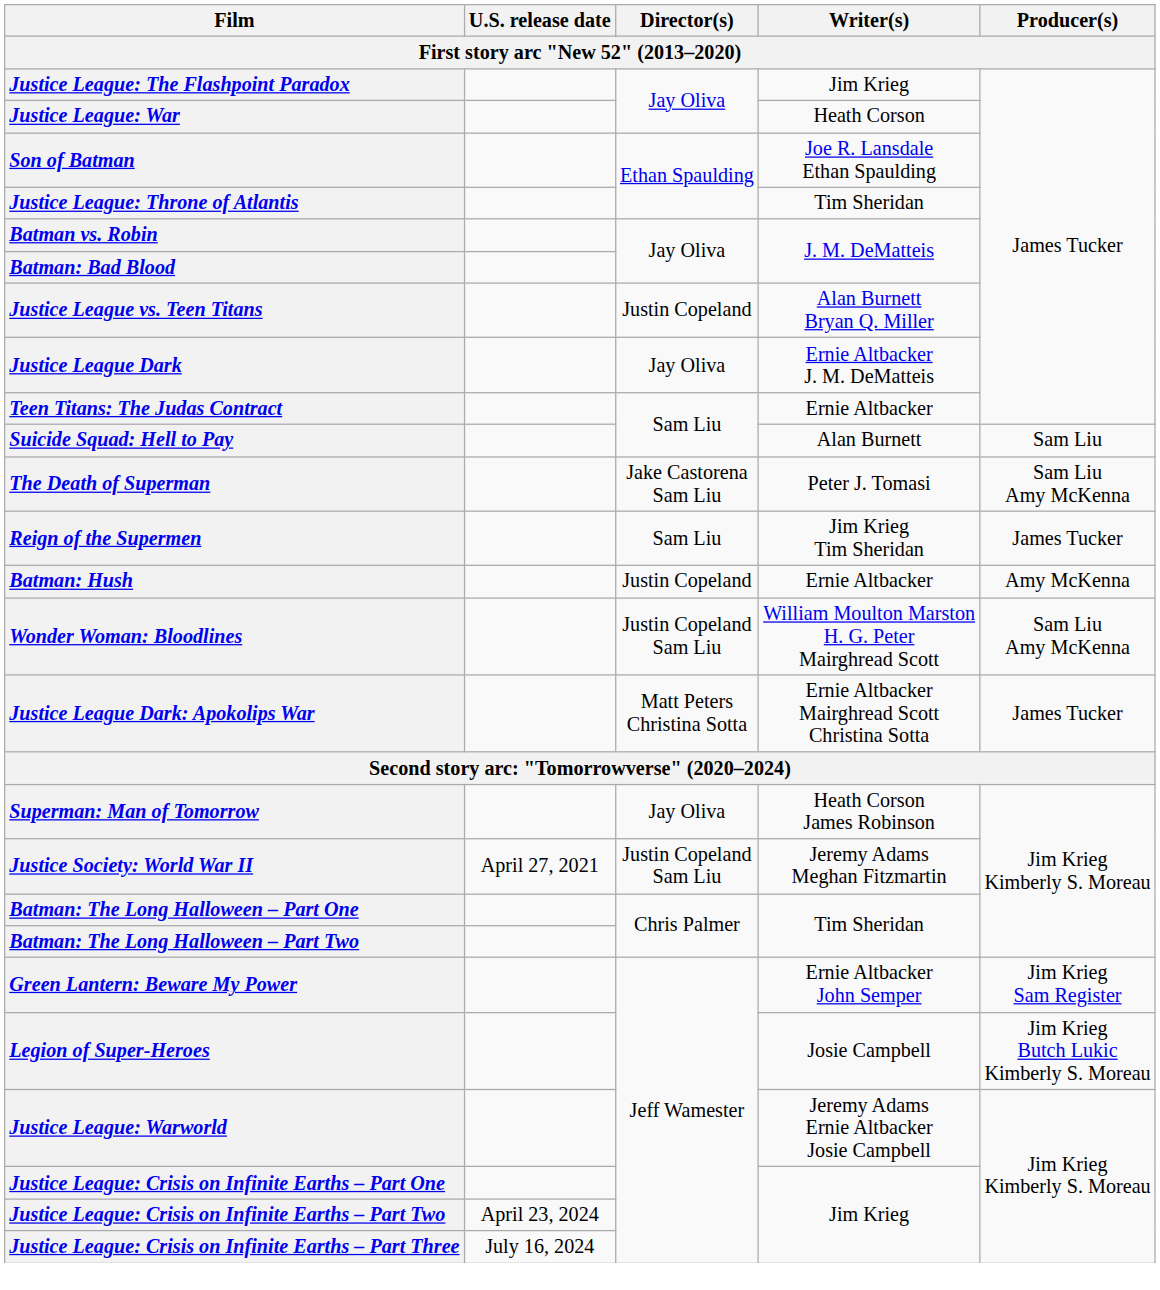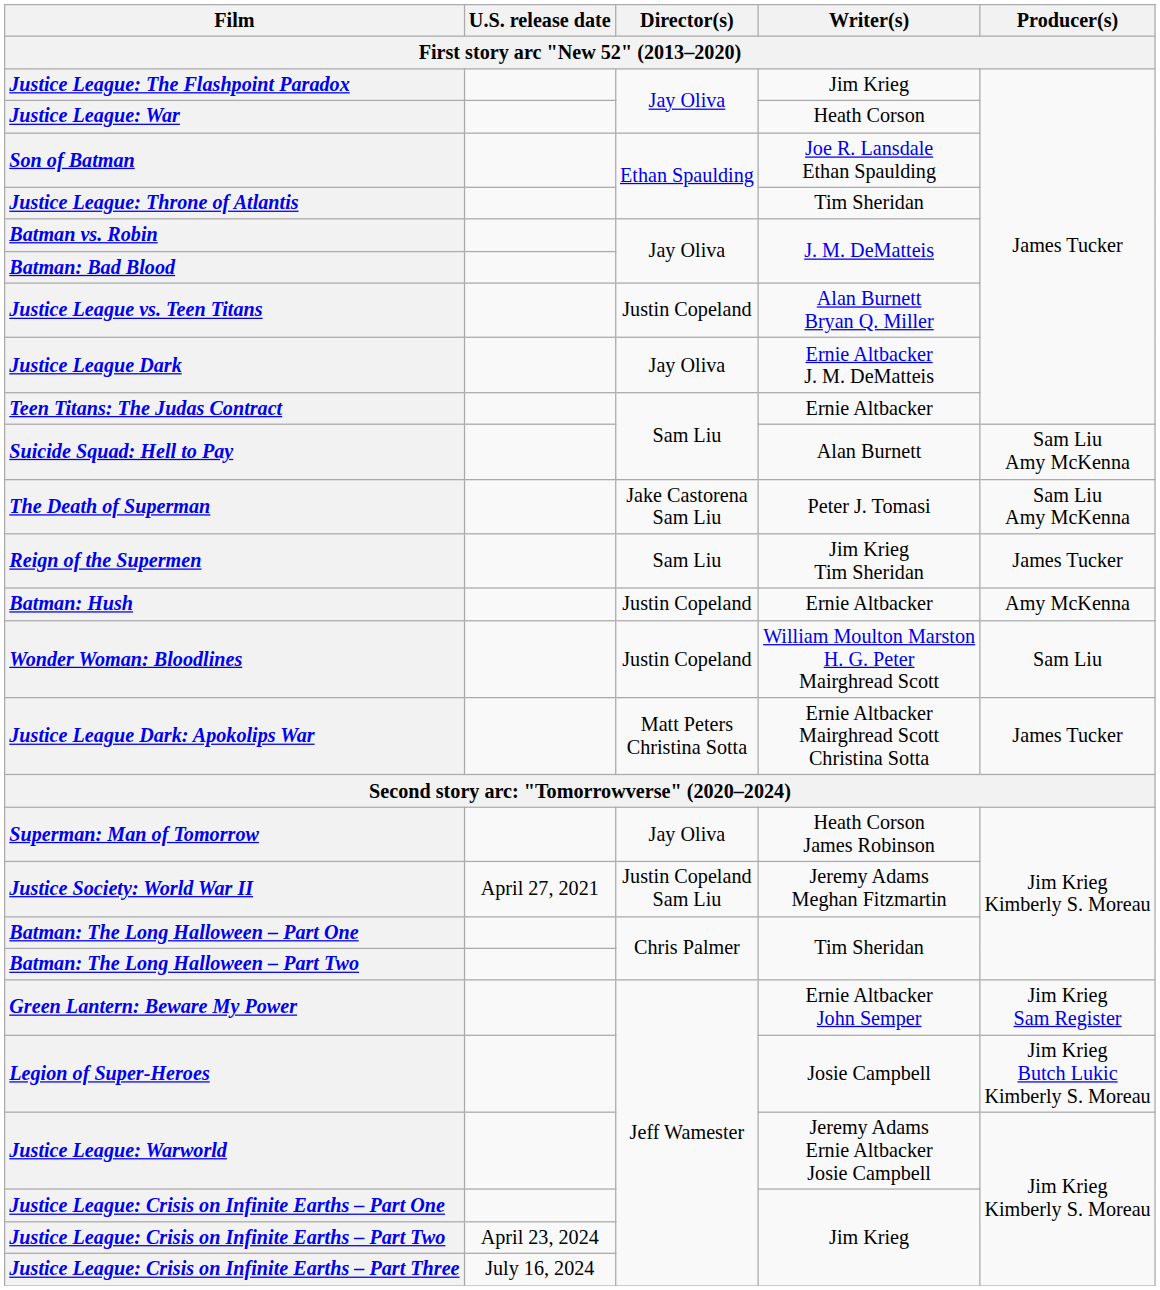(1068, 440) Sam Liu -> (1068, 451) Sam Liu Amy McKenna
(687, 636) Justin Copeland Sam Liu -> (687, 658) Justin Copeland
(1068, 636) Sam Liu Amy McKenna -> (1068, 658) Sam Liu
